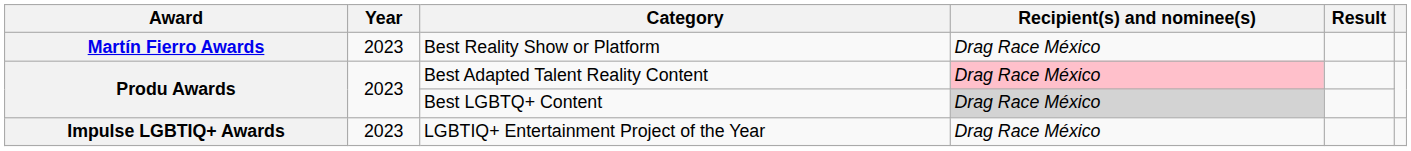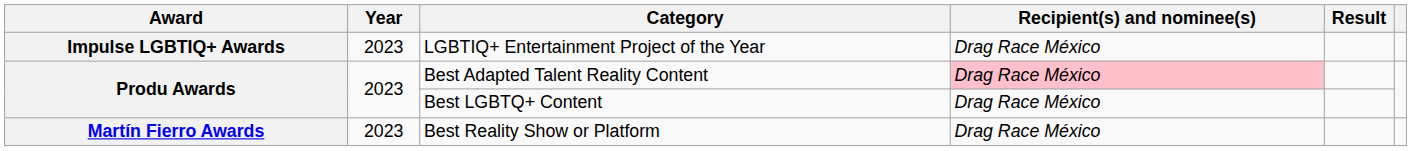rows swapped: (595, 131) <-> (542, 46)
(1027, 103) lightgrey background -> (1027, 103) no background
